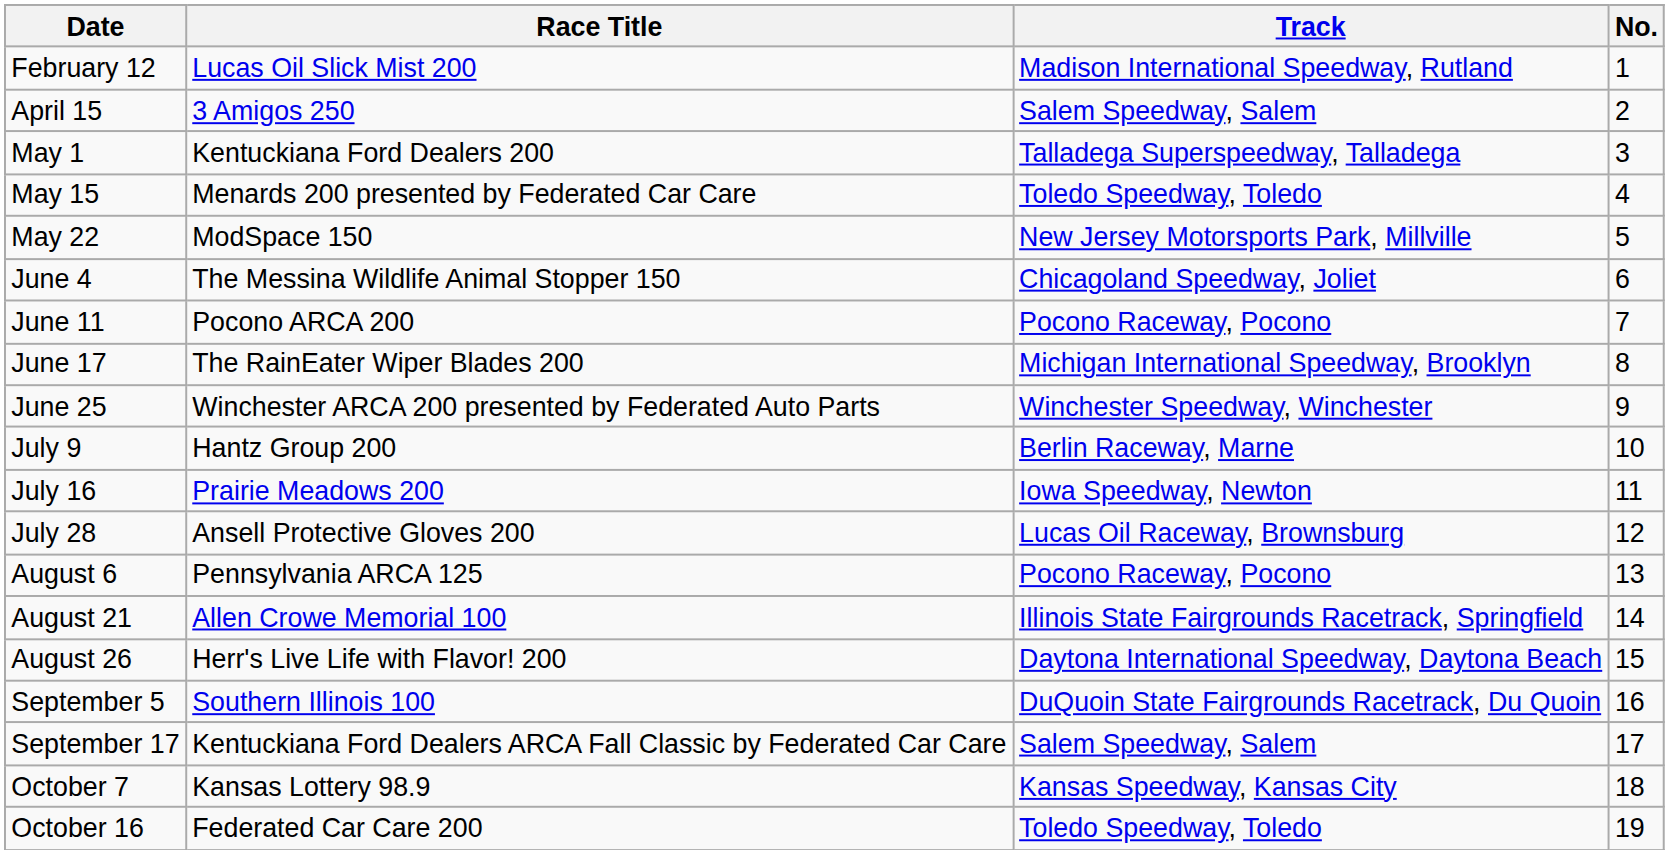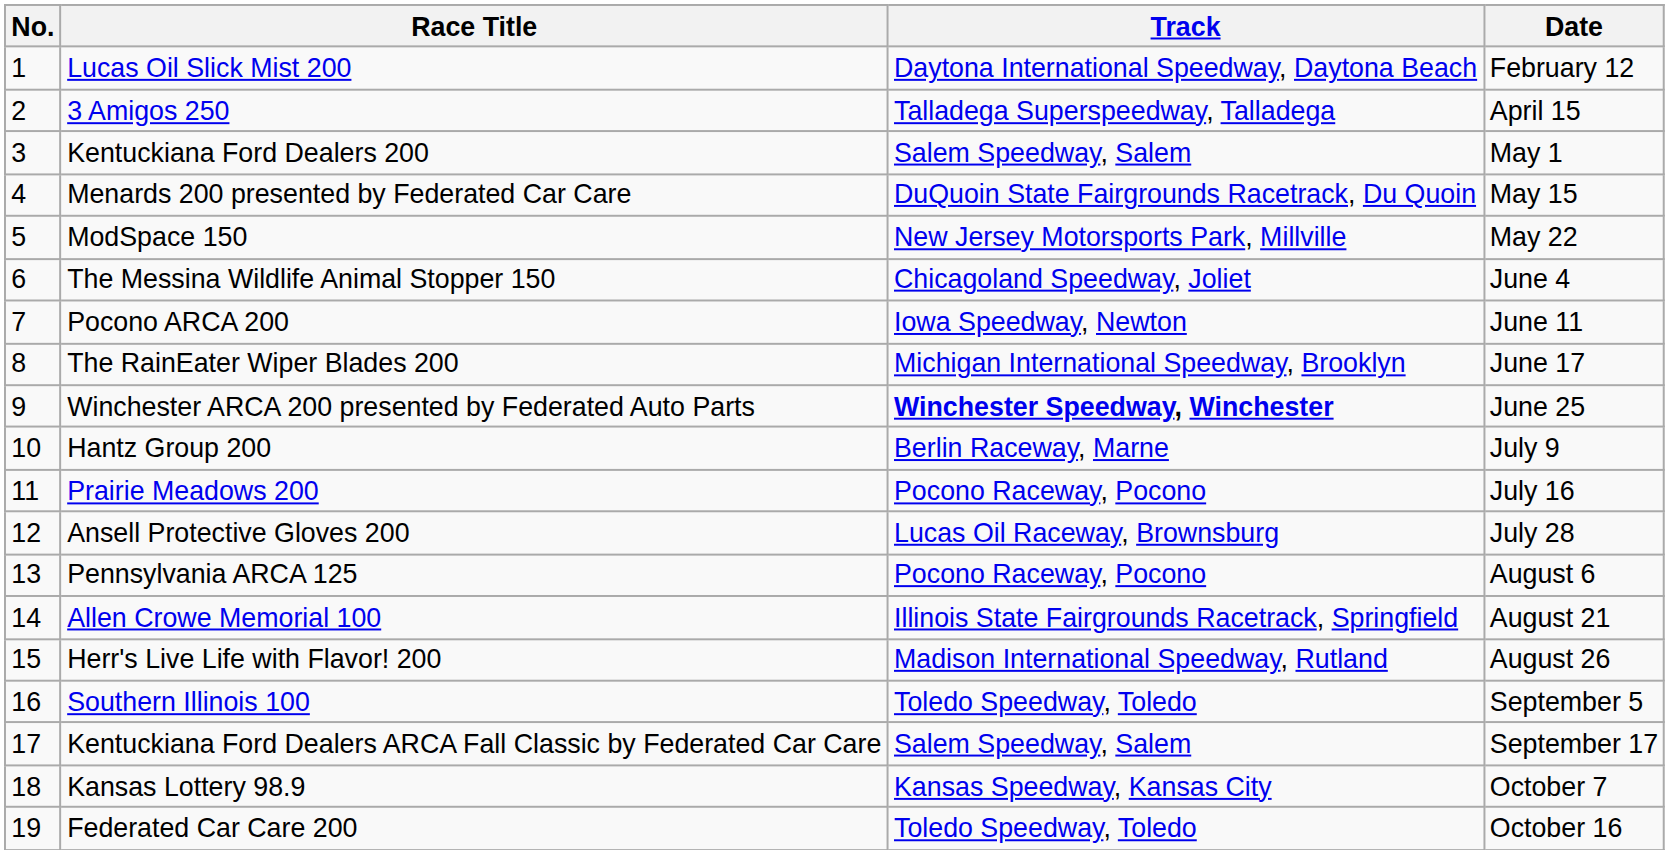columns swapped: (1636, 26) <-> (95, 26)
(1266, 68) Madison International Speedway, Rutland -> (1186, 68) Daytona International Speedway, Daytona Beach
(1168, 110) Salem Speedway, Salem -> (1115, 110) Talladega Superspeedway, Talladega
(1240, 152) Talladega Superspeedway, Talladega -> (1043, 152) Salem Speedway, Salem
(1170, 195) Toledo Speedway, Toledo -> (1185, 195) DuQuoin State Fairgrounds Racetrack, Du Quoin
(1175, 321) Pocono Raceway, Pocono -> (1040, 321) Iowa Speedway, Newton
(1226, 406) normal -> (1114, 406) bold
(1165, 490) Iowa Speedway, Newton -> (1050, 490) Pocono Raceway, Pocono
(1311, 659) Daytona International Speedway, Daytona Beach -> (1141, 659) Madison International Speedway, Rutland
(1310, 701) DuQuoin State Fairgrounds Racetrack, Du Quoin -> (1045, 701) Toledo Speedway, Toledo
